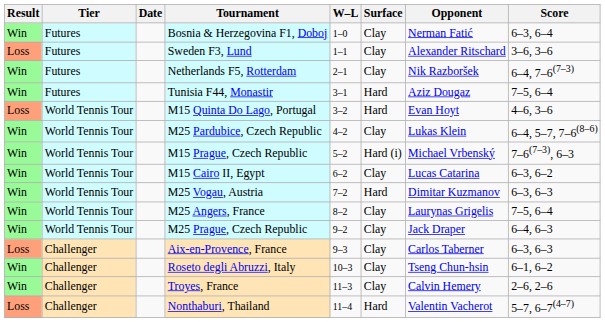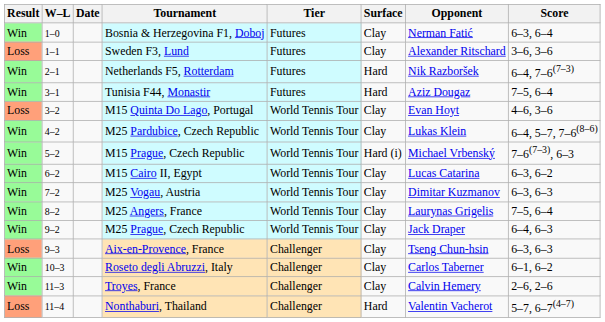columns swapped: (346, 13) <-> (89, 13)
(375, 71) Clay -> (376, 71) Hard
(376, 110) Hard -> (375, 110) Clay
(376, 192) Hard -> (375, 192) Clay
(446, 248) Carlos Taberner -> (448, 248) Tseng Chun-hsin
(448, 267) Tseng Chun-hsin -> (446, 267) Carlos Taberner
